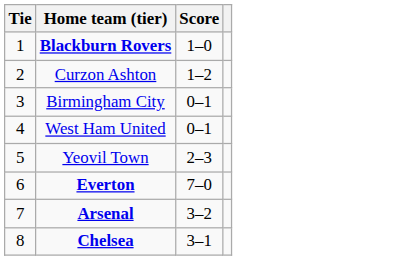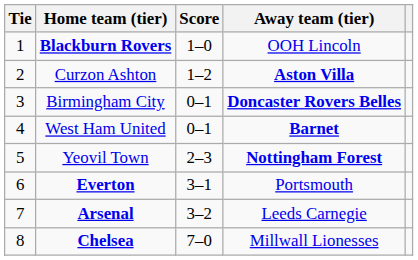+ column: (314, 18)
(199, 184) 7–0 -> (199, 184) 3–1
(199, 240) 3–1 -> (199, 240) 7–0
